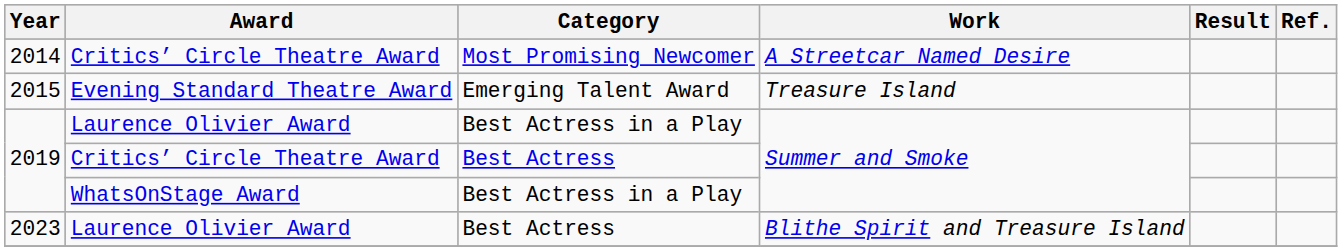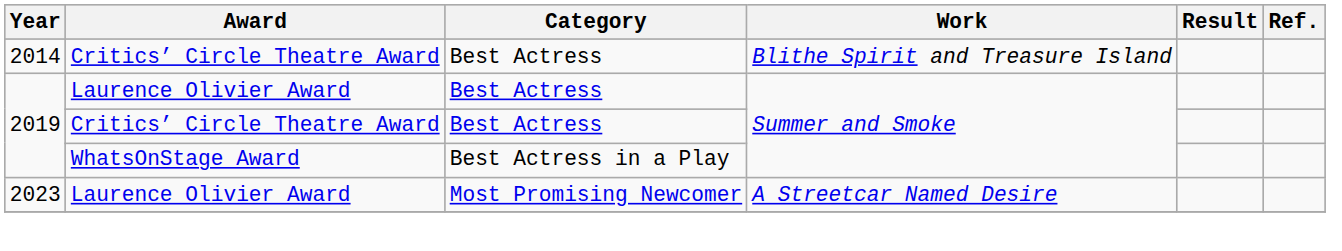(609, 57) Most Promising Newcomer -> (526, 57) Best Actress
(918, 57) A Streetcar Named Desire -> (962, 57) Blithe Spirit and Treasure Island
- row: (35, 91)
(602, 126) Best Actress in a Play -> (526, 91) Best Actress
(539, 229) Best Actress -> (596, 195) Most Promising Newcomer
(975, 229) Blithe Spirit and Treasure Island -> (905, 195) A Streetcar Named Desire
